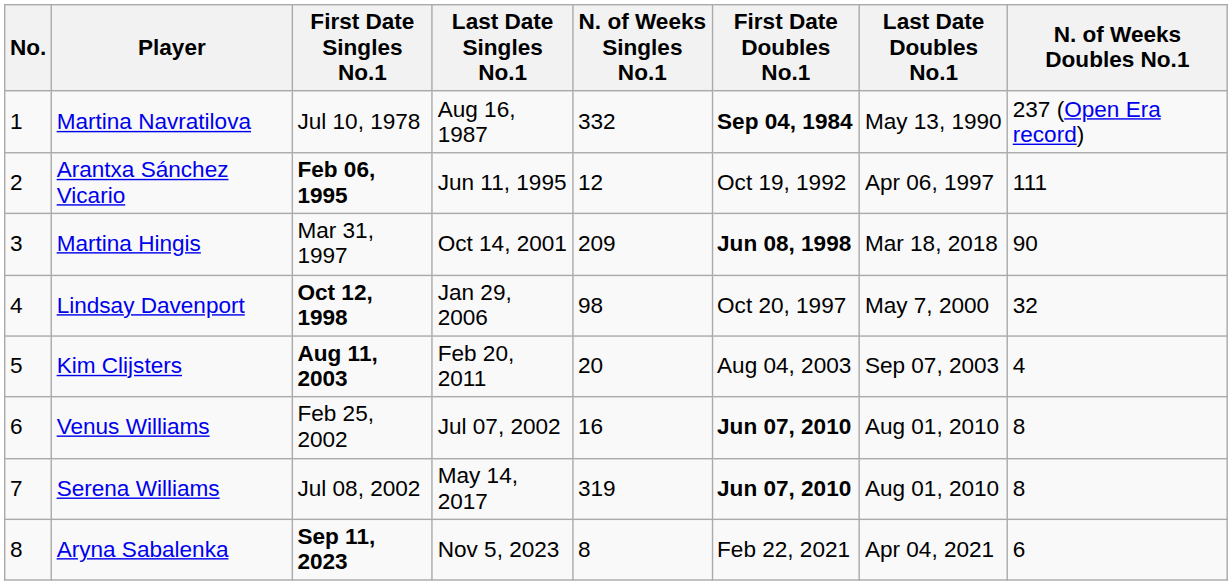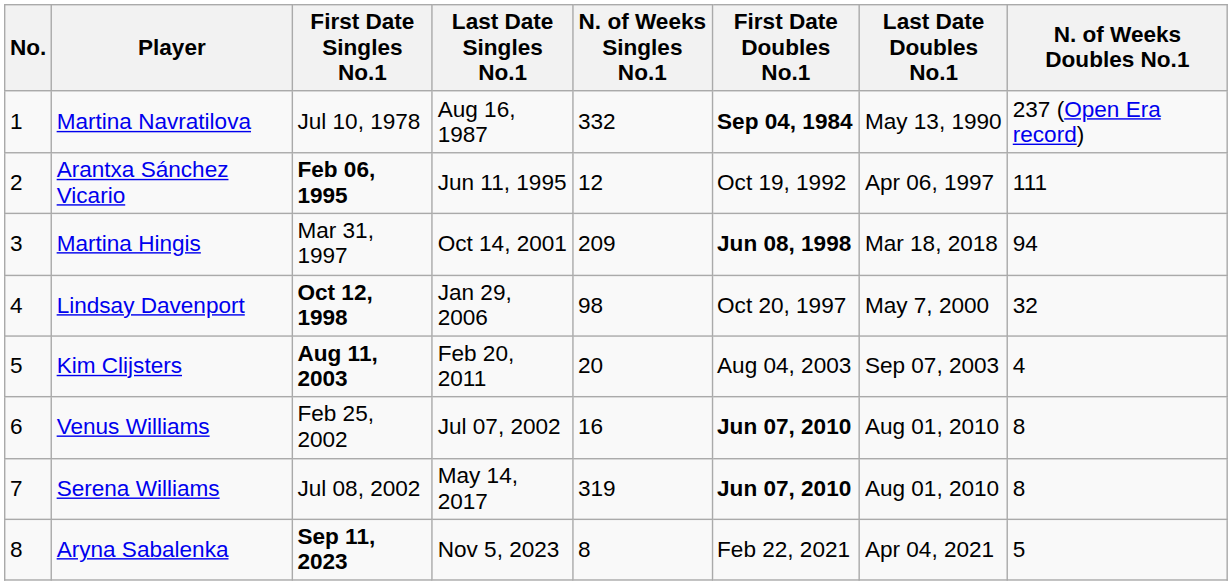(1025, 243) 90 -> (1025, 243) 94
(1019, 549) 6 -> (1019, 549) 5
